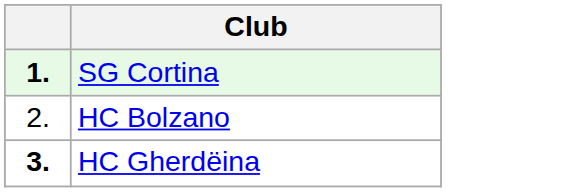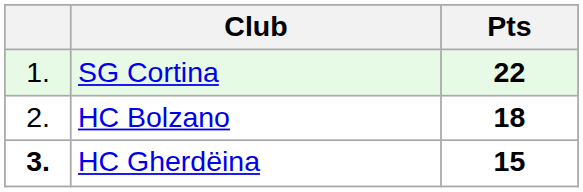+ column: (509, 27)
(38, 72) bold -> (38, 72) normal
